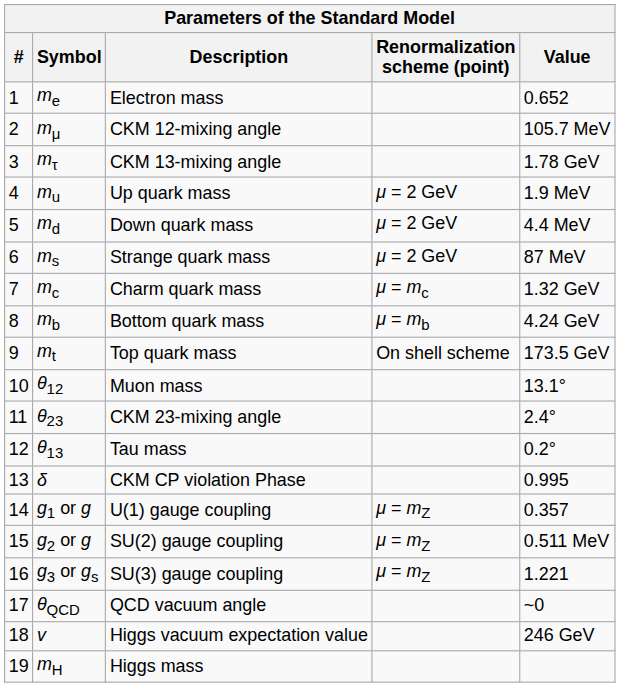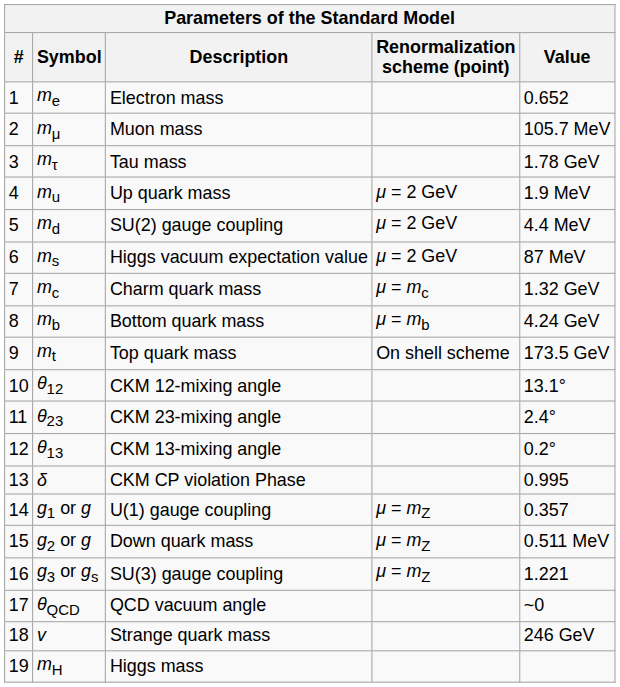(196, 129) CKM 12-mixing angle -> (156, 129) Muon mass
(196, 161) CKM 13-mixing angle -> (148, 161) Tau mass
(182, 225) Down quark mass -> (197, 225) SU(2) gauge coupling
(190, 257) Strange quark mass -> (239, 257) Higgs vacuum expectation value
(156, 385) Muon mass -> (196, 385) CKM 12-mixing angle
(148, 449) Tau mass -> (196, 449) CKM 13-mixing angle
(197, 541) SU(2) gauge coupling -> (182, 541) Down quark mass
(239, 635) Higgs vacuum expectation value -> (190, 635) Strange quark mass
